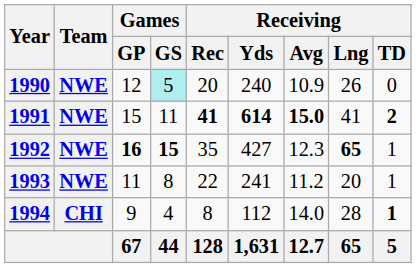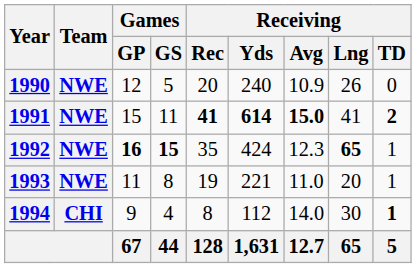(168, 85) paleturquoise background -> (168, 85) no background
(256, 149) 427 -> (256, 149) 424
(208, 181) 22 -> (208, 181) 19
(256, 181) 241 -> (256, 181) 221
(306, 181) 11.2 -> (306, 181) 11.0
(351, 213) 28 -> (351, 213) 30
